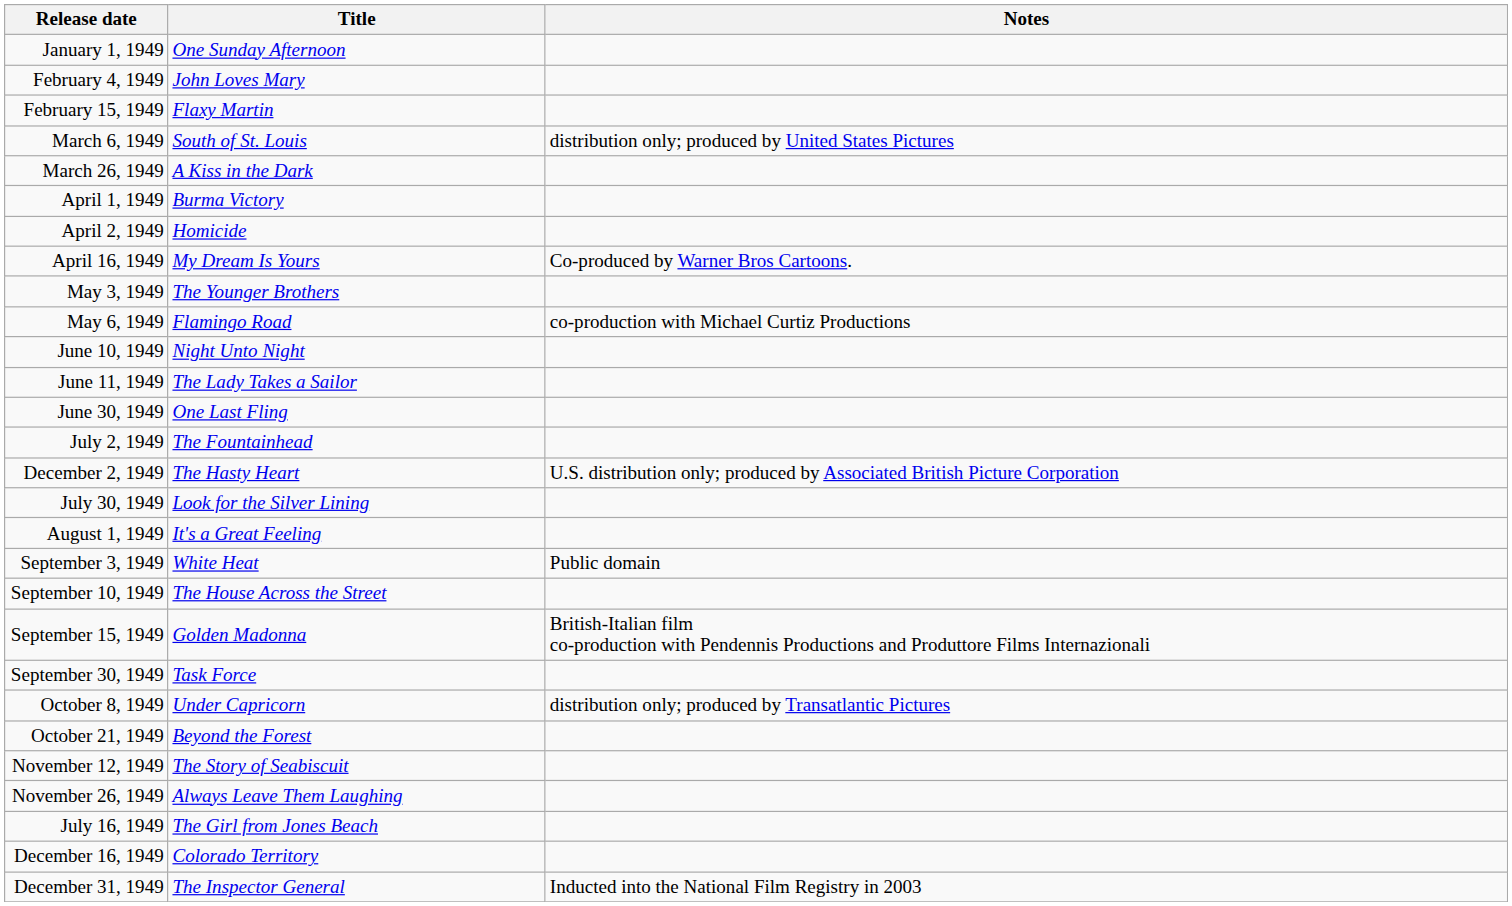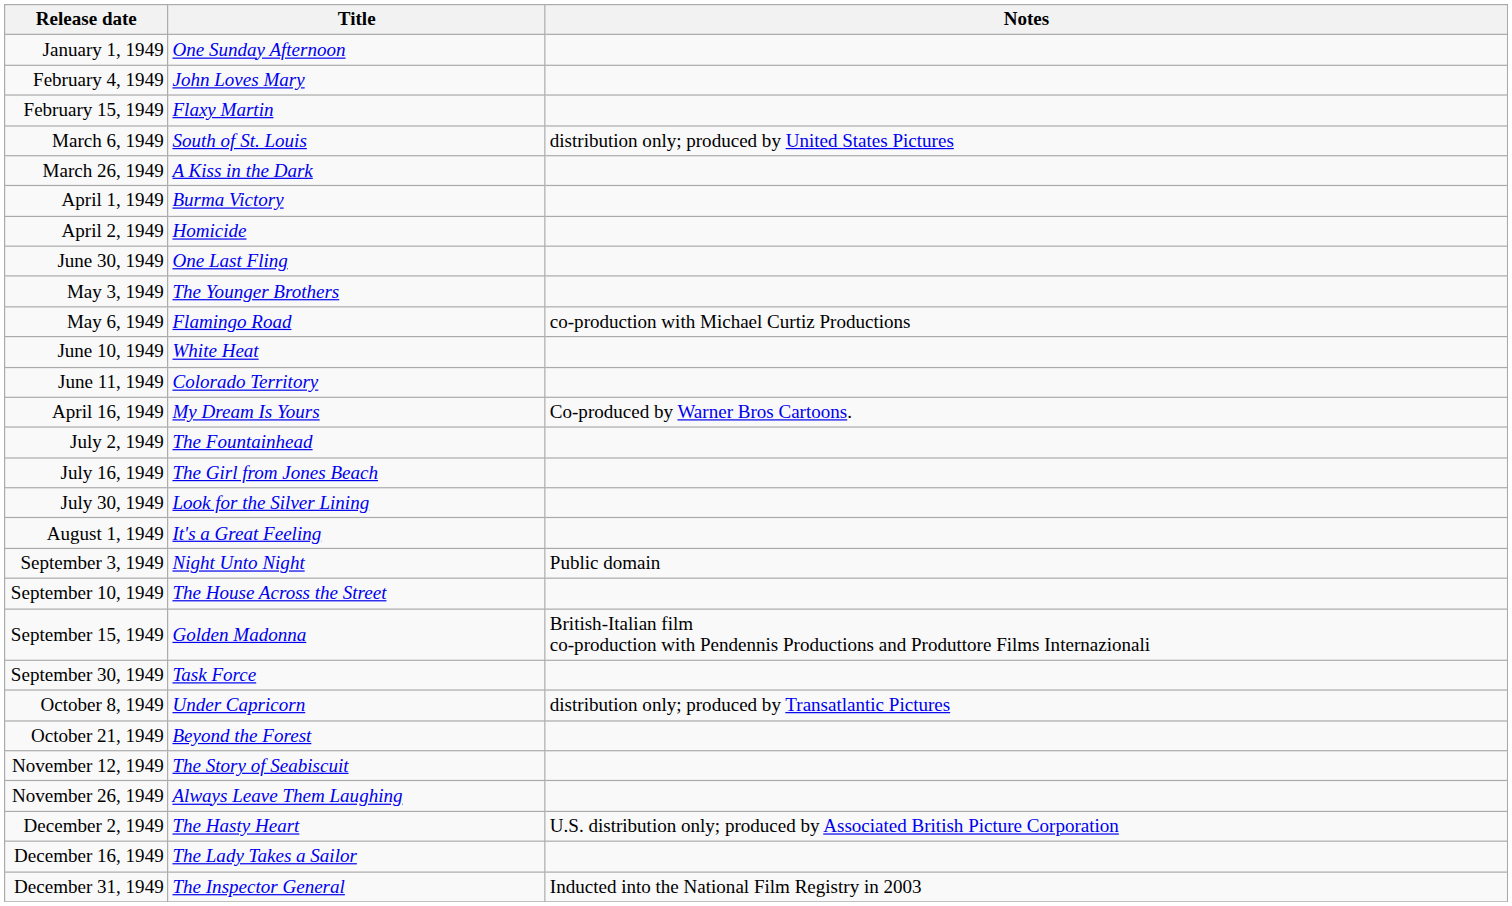rows swapped: (108, 261) <-> (111, 412)
(239, 351) Night Unto Night -> (216, 351) White Heat
(265, 381) The Lady Takes a Sailor -> (245, 381) Colorado Territory
rows swapped: (112, 826) <-> (94, 472)
(216, 563) White Heat -> (239, 563) Night Unto Night
(245, 856) Colorado Territory -> (265, 856) The Lady Takes a Sailor
